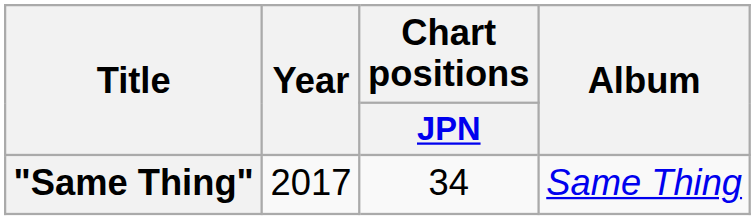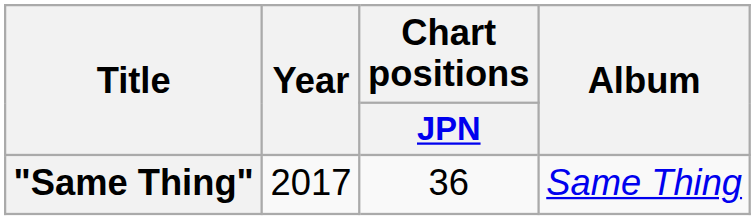(449, 183) 34 -> (449, 183) 36
